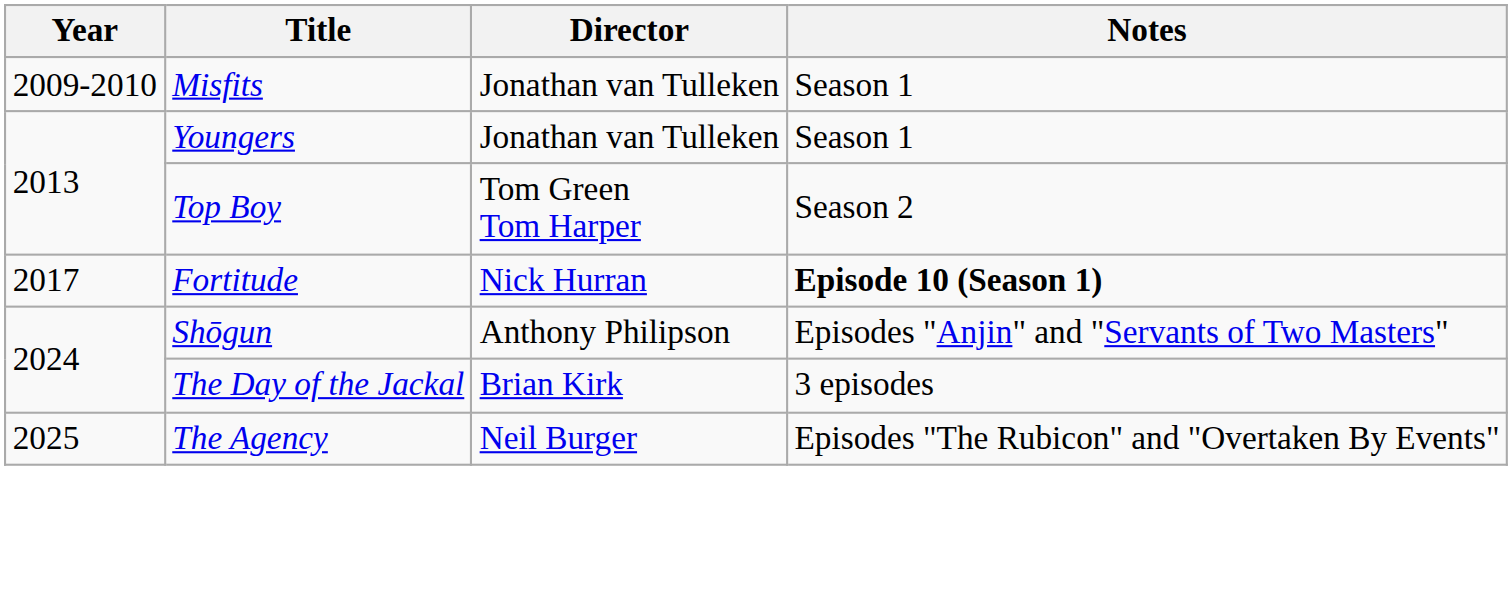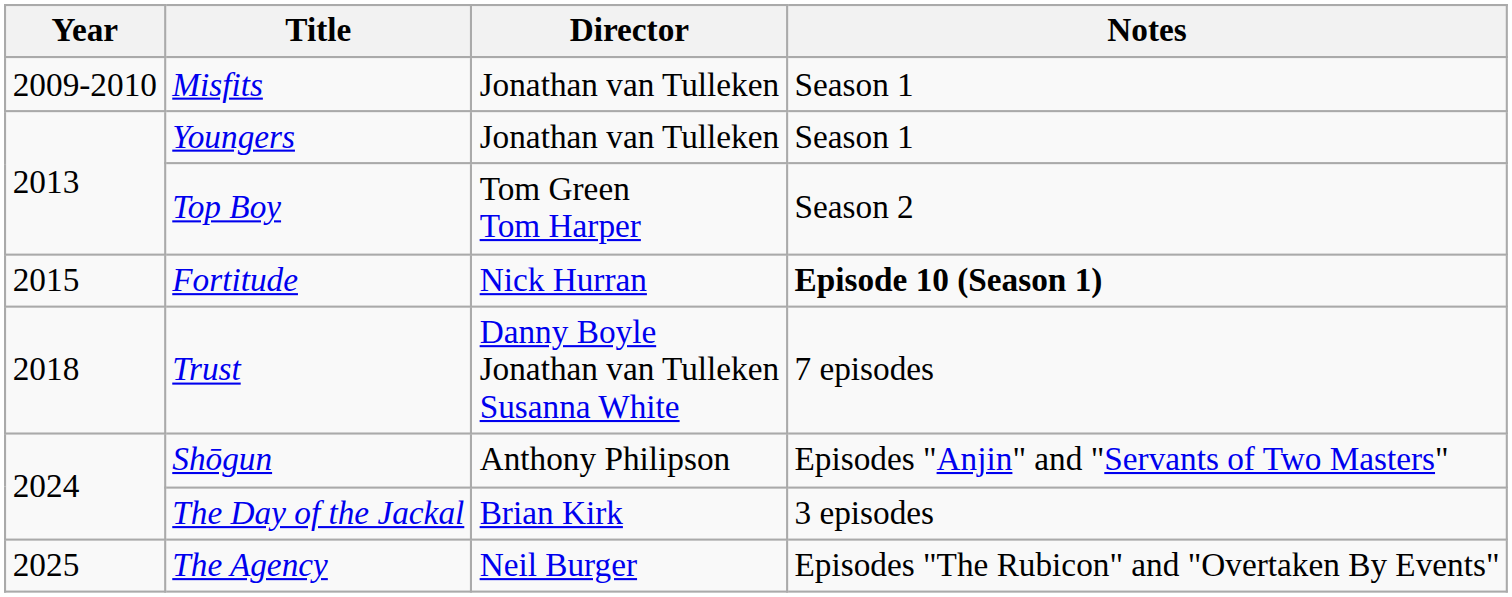(46, 279) 2017 -> (46, 279) 2015
+ row: (206, 369)
